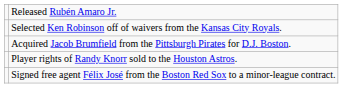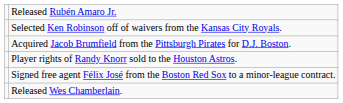+ row: (67, 91)
